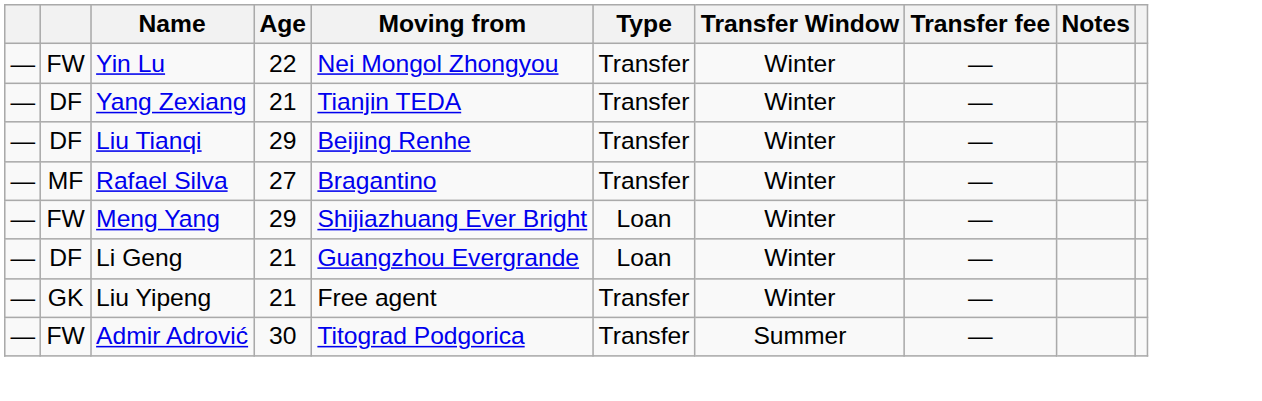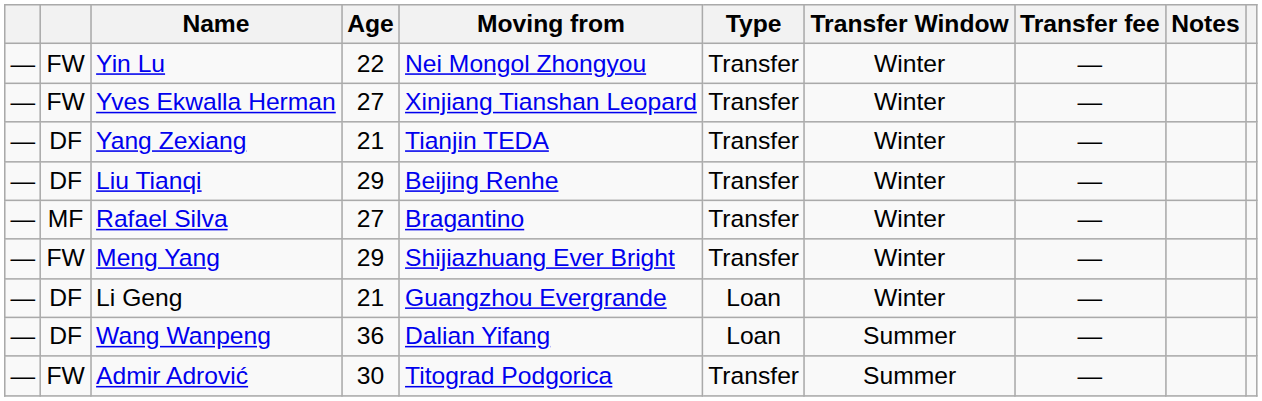+ row: (216, 102)
(644, 219) Loan -> (754, 258) Transfer
- row: (154, 297)
+ row: (184, 336)
